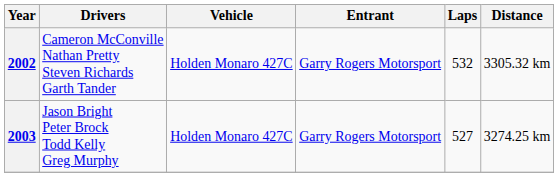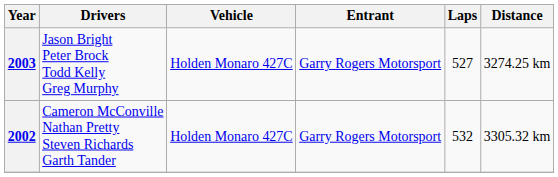rows swapped: (22, 64) <-> (22, 136)
